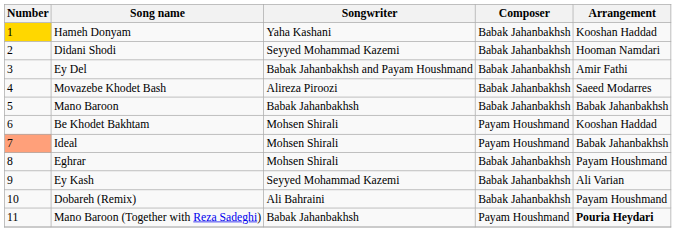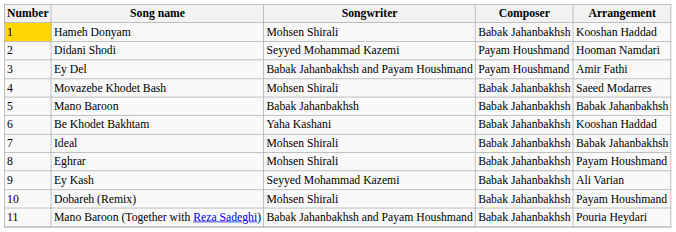(299, 32) Yaha Kashani -> (302, 32) Mohsen Shirali
(524, 50) Babak Jahanbakhsh -> (524, 50) Payam Houshmand
(524, 69) Babak Jahanbakhsh -> (524, 69) Payam Houshmand
(302, 87) Alireza Piroozi -> (302, 87) Mohsen Shirali
(302, 124) Mohsen Shirali -> (299, 124) Yaha Kashani
(524, 124) Payam Houshmand -> (524, 124) Babak Jahanbakhsh
(10, 143) lightsalmon background -> (10, 143) no background
(524, 143) Payam Houshmand -> (524, 143) Babak Jahanbakhsh
(295, 198) Ali Bahraini -> (302, 198) Mohsen Shirali
(313, 217) Babak Jahanbakhsh -> (370, 217) Babak Jahanbakhsh and Payam Houshmand
(524, 217) Payam Houshmand -> (524, 217) Babak Jahanbakhsh
(615, 217) bold -> (611, 217) normal
